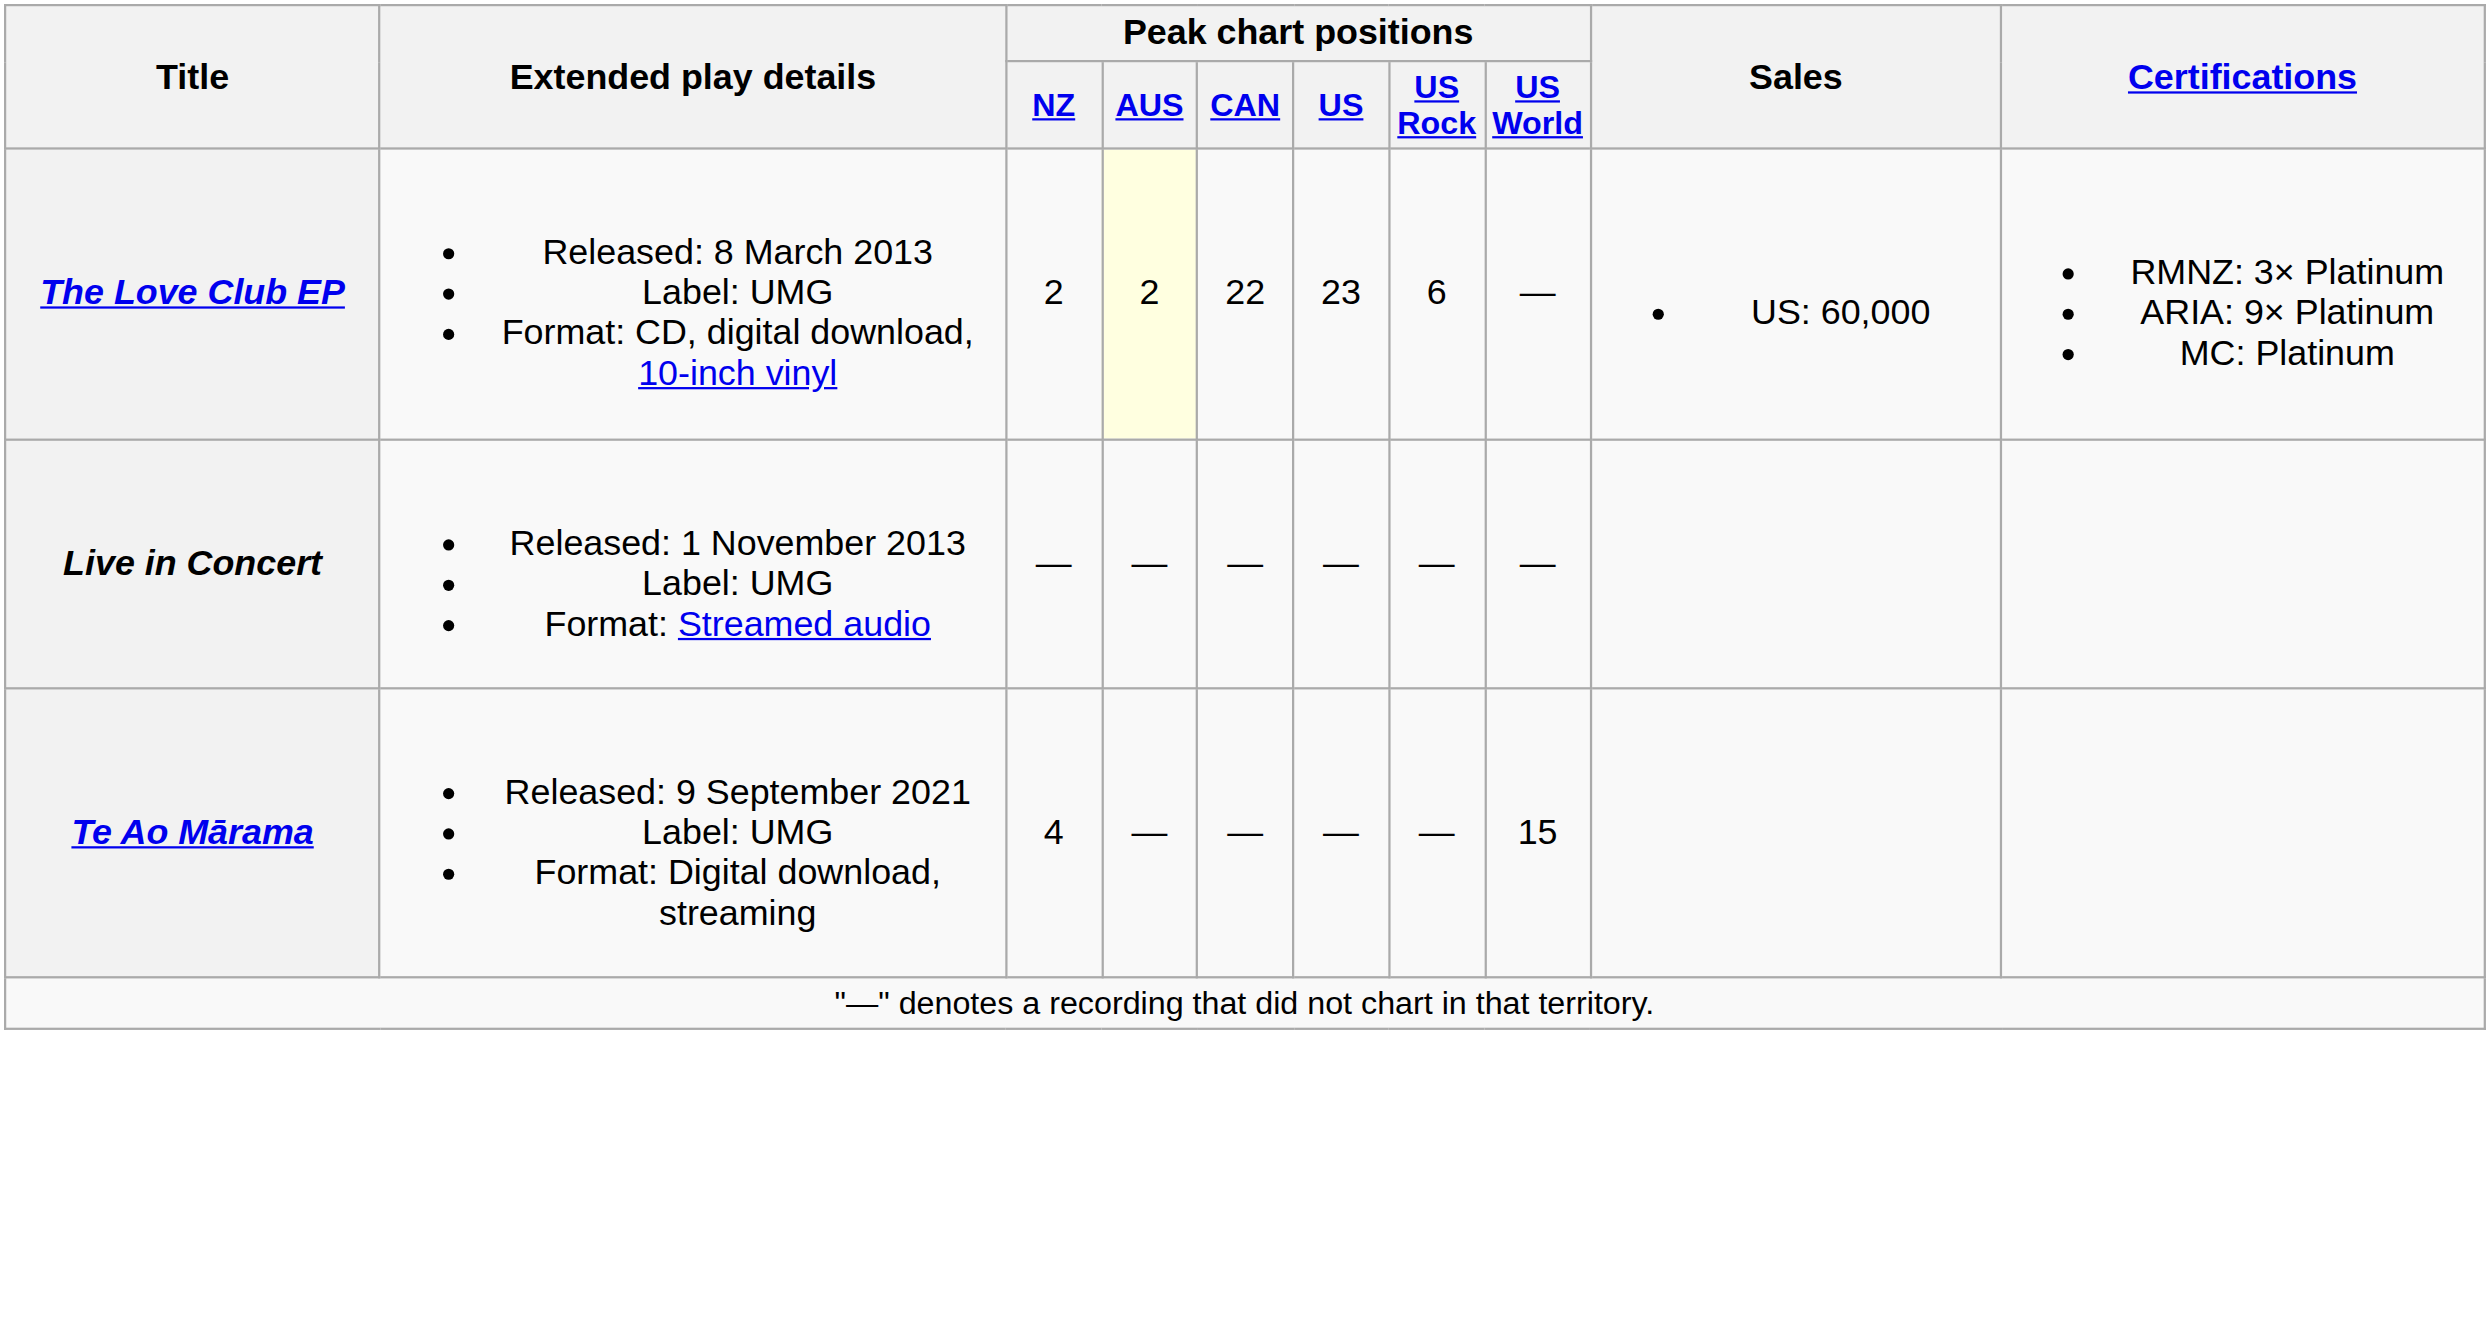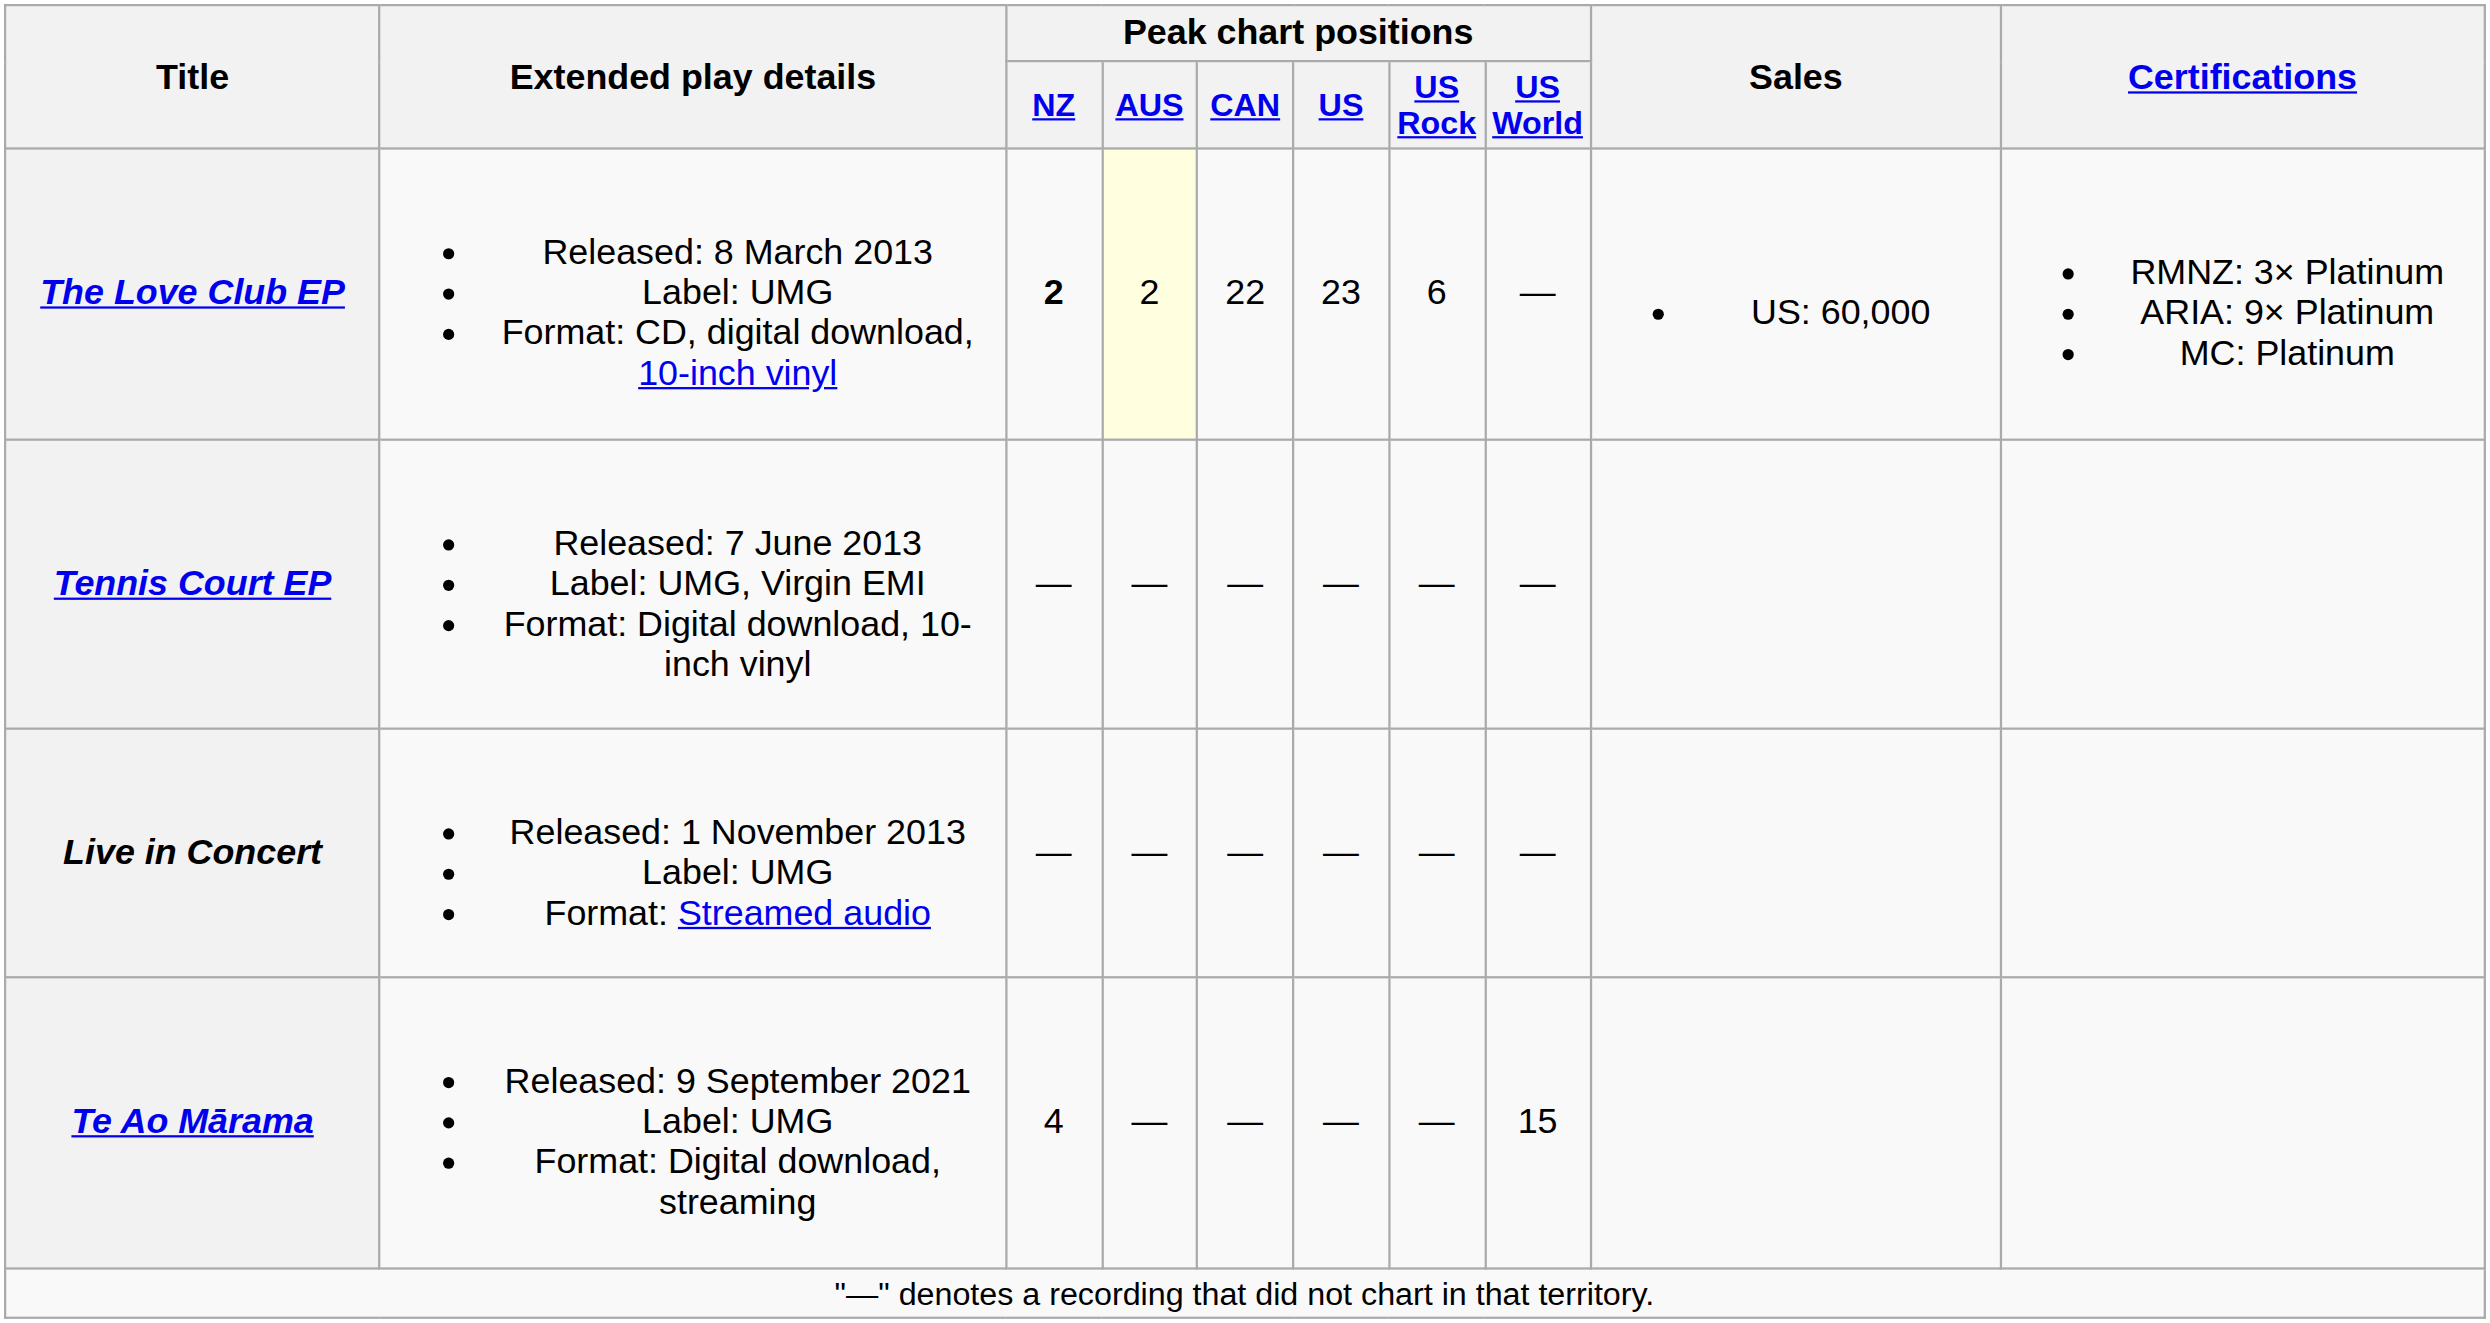(1054, 293) normal -> (1054, 293) bold
+ row: (193, 582)
